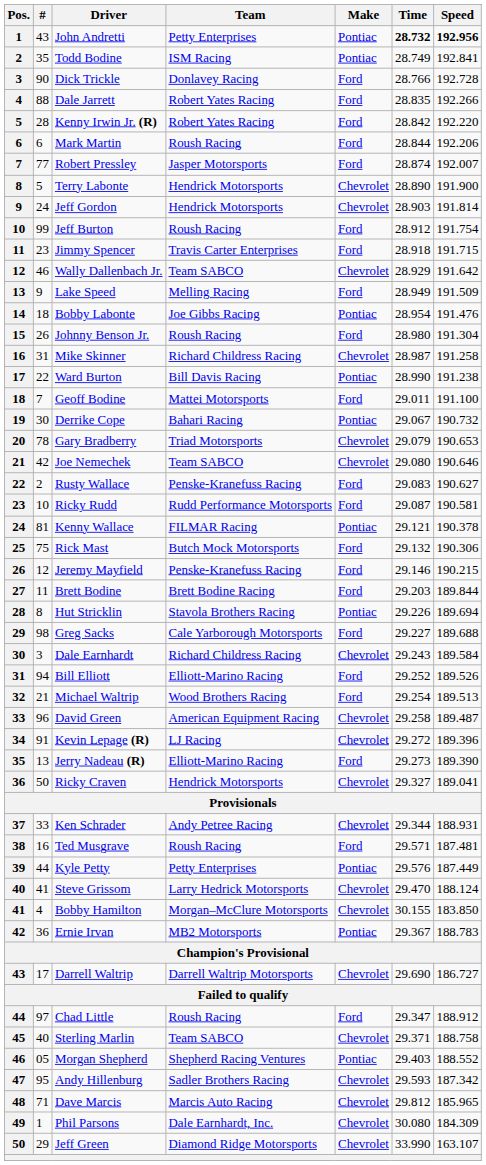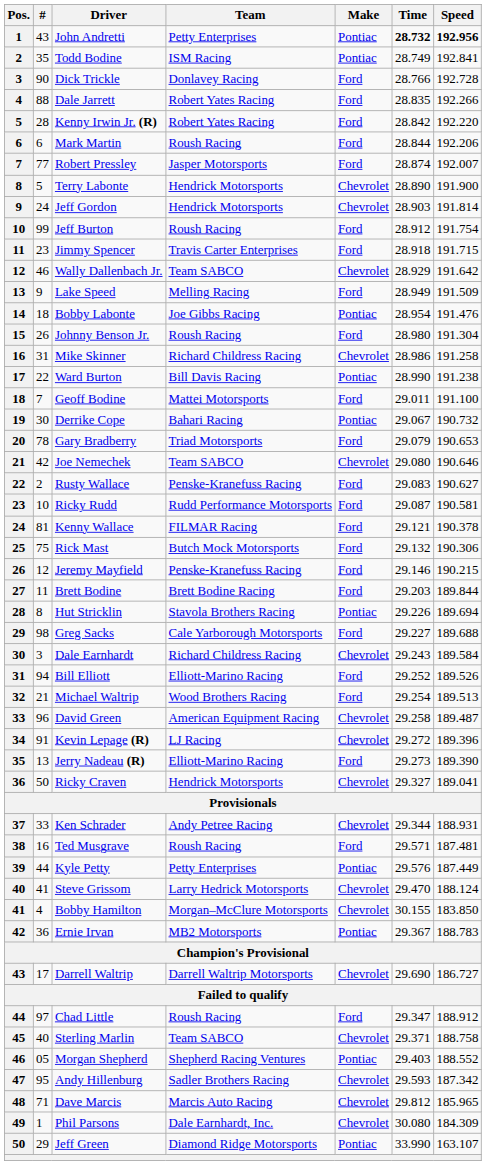(413, 356) 28.987 -> (413, 356) 28.986
(363, 441) Chevrolet -> (350, 441) Ford
(357, 526) Pontiac -> (350, 526) Ford
(363, 1144) Chevrolet -> (357, 1144) Pontiac
